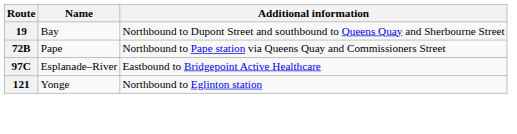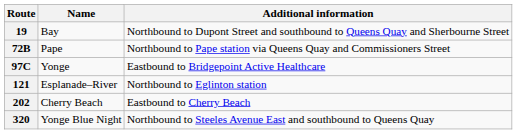(79, 66) Esplanade–River -> (55, 66) Yonge
(55, 84) Yonge -> (79, 84) Esplanade–River
+ row: (21, 102)
+ row: (21, 119)
